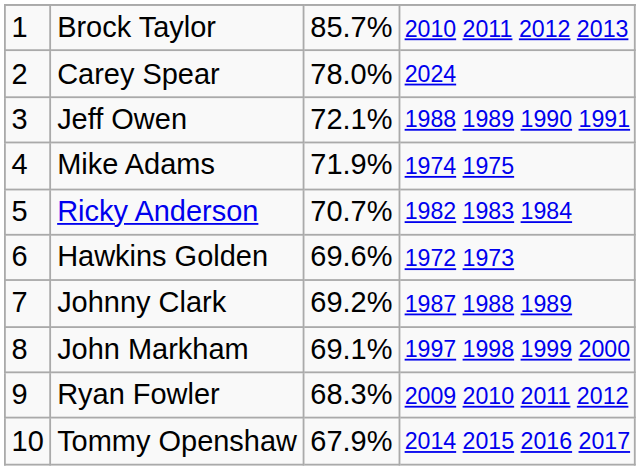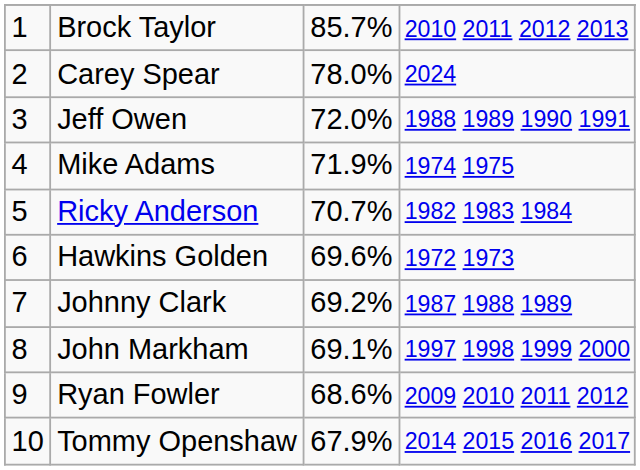(351, 119) 72.1% -> (351, 119) 72.0%
(351, 394) 68.3% -> (351, 394) 68.6%
